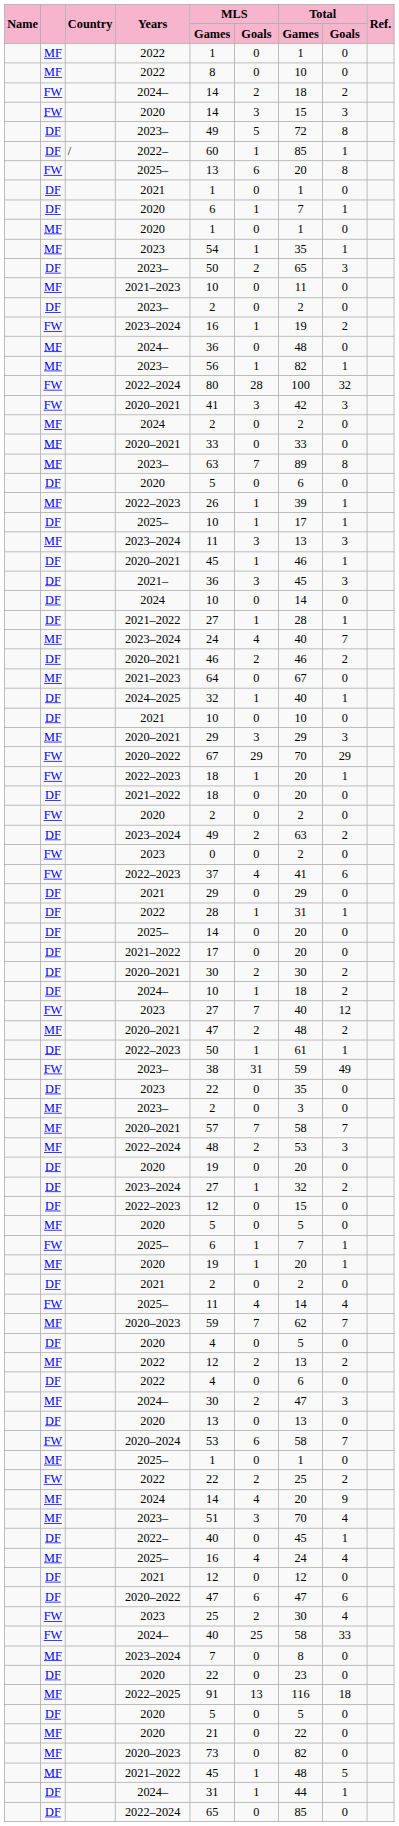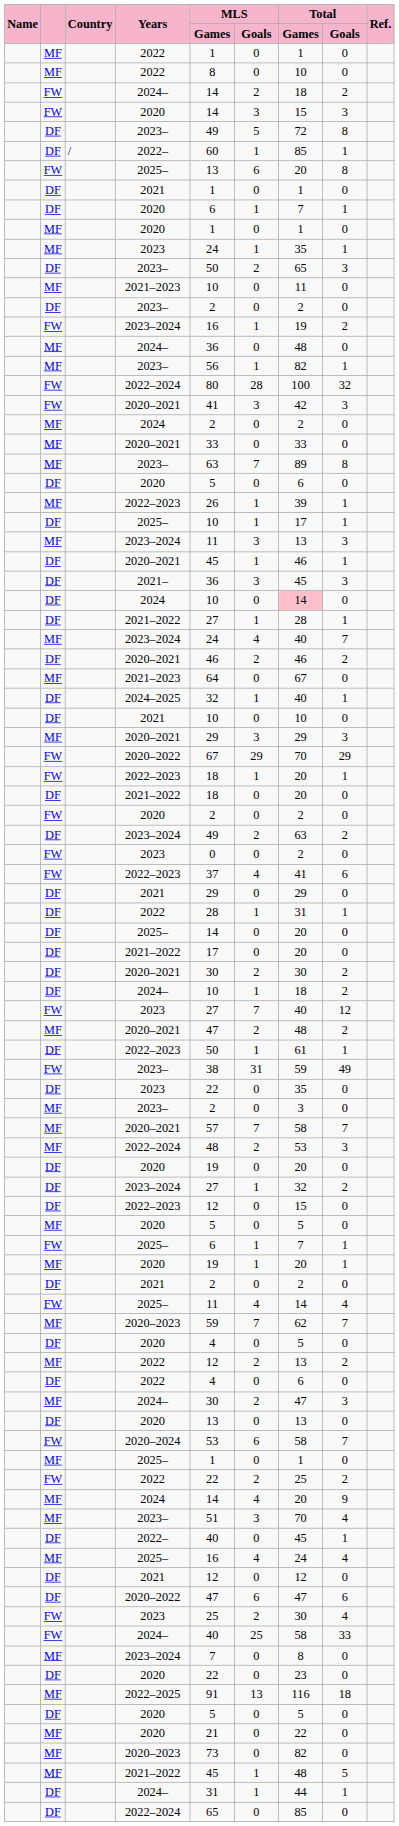(212, 248) 54 -> (212, 248) 24
(301, 600) no background -> (301, 600) pink background
